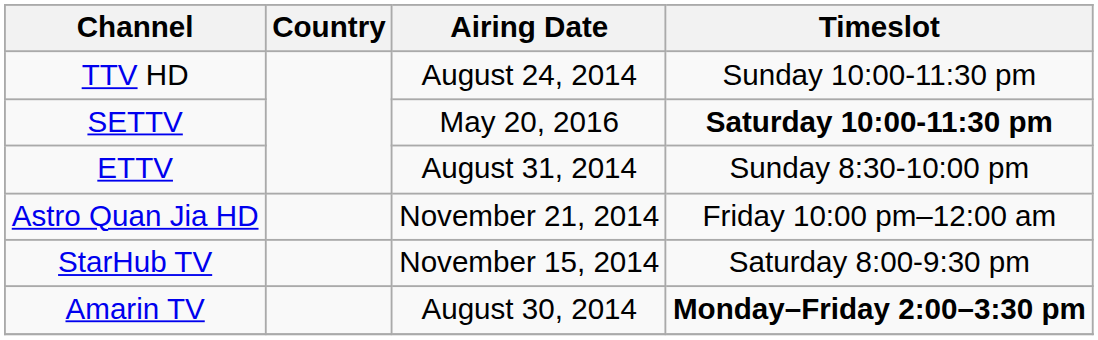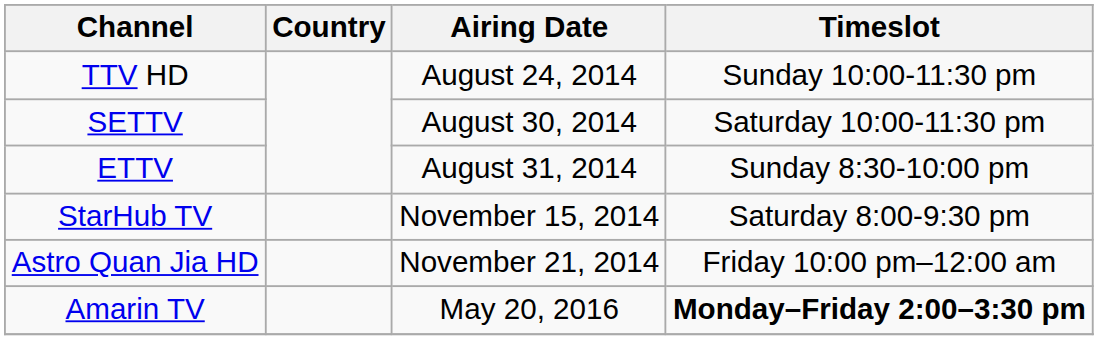(529, 121) May 20, 2016 -> (529, 121) August 30, 2014
(879, 121) bold -> (879, 121) normal
rows swapped: (135, 215) <-> (135, 262)
(529, 309) August 30, 2014 -> (529, 309) May 20, 2016
